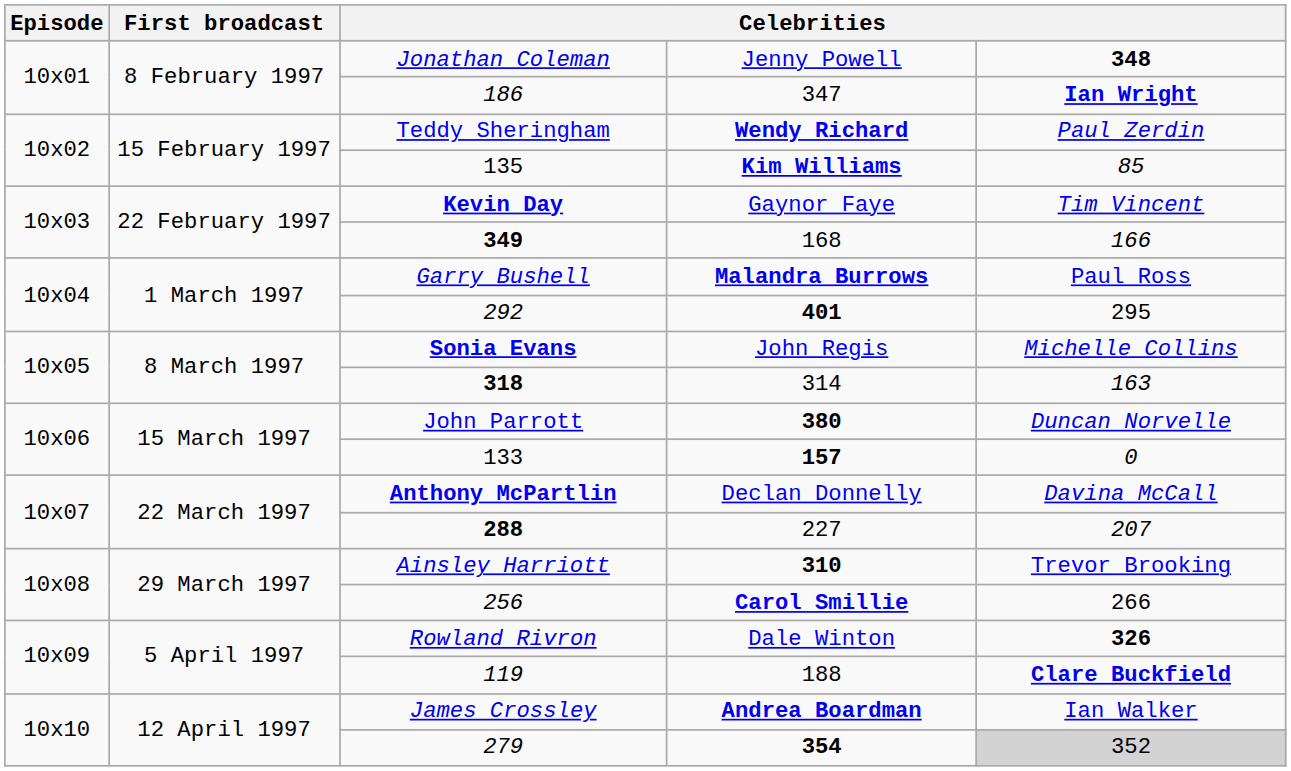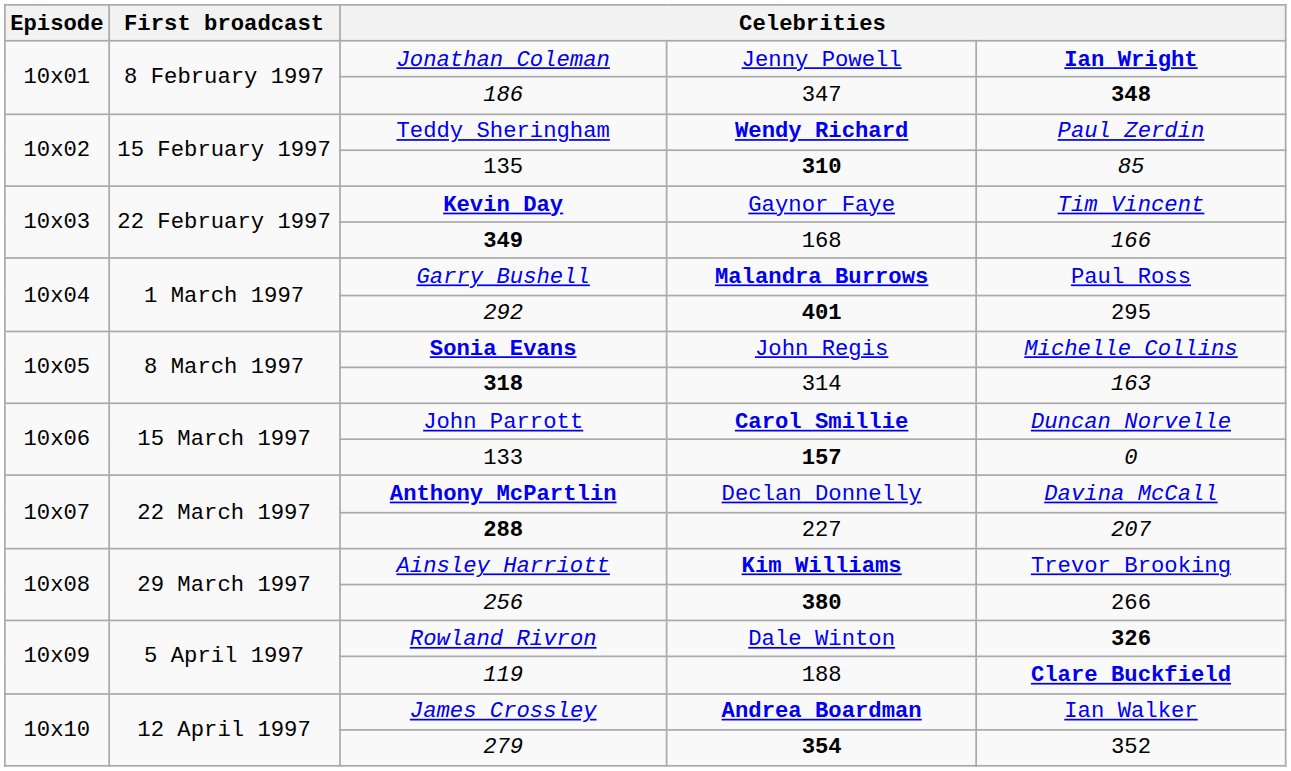(1131, 59) 348 -> (1131, 59) Ian Wright
(1131, 95) Ian Wright -> (1131, 95) 348
(822, 168) Kim Williams -> (822, 168) 310
(822, 422) 380 -> (822, 422) Carol Smillie
(822, 566) 310 -> (822, 566) Kim Williams
(822, 603) Carol Smillie -> (822, 603) 380
(1131, 748) lightgrey background -> (1131, 748) no background
